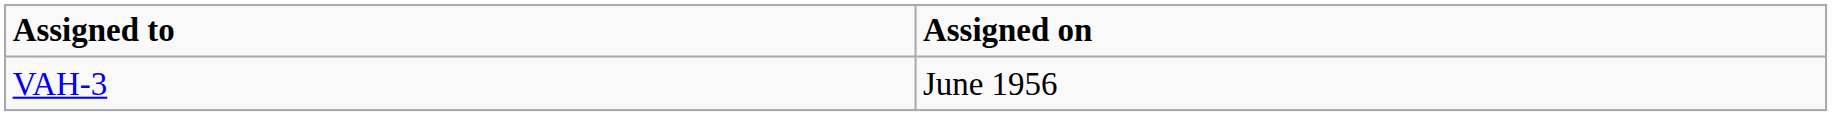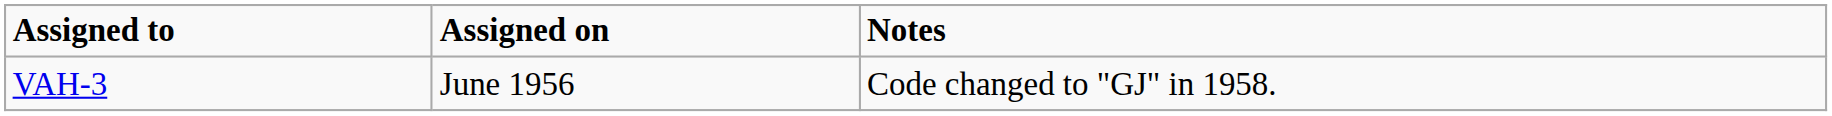+ column: (906, 30)
